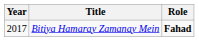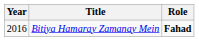(17, 28) 2017 -> (17, 28) 2016
